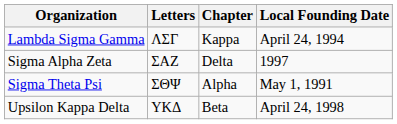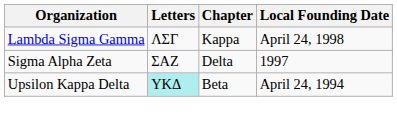(302, 38) April 24, 1994 -> (302, 38) April 24, 1998
- row: (55, 84)
(166, 107) no background -> (166, 84) paleturquoise background
(302, 107) April 24, 1998 -> (302, 84) April 24, 1994
